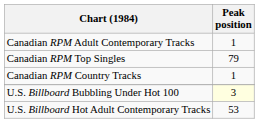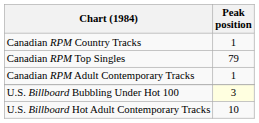rows swapped: (74, 76) <-> (101, 42)
(234, 110) 53 -> (234, 110) 10
